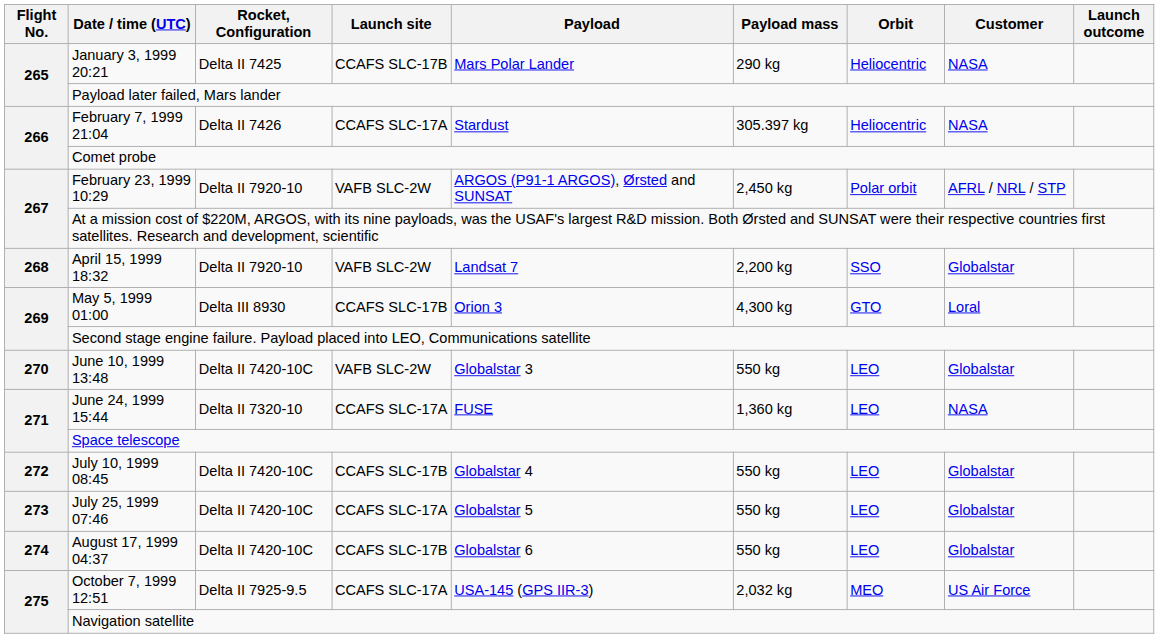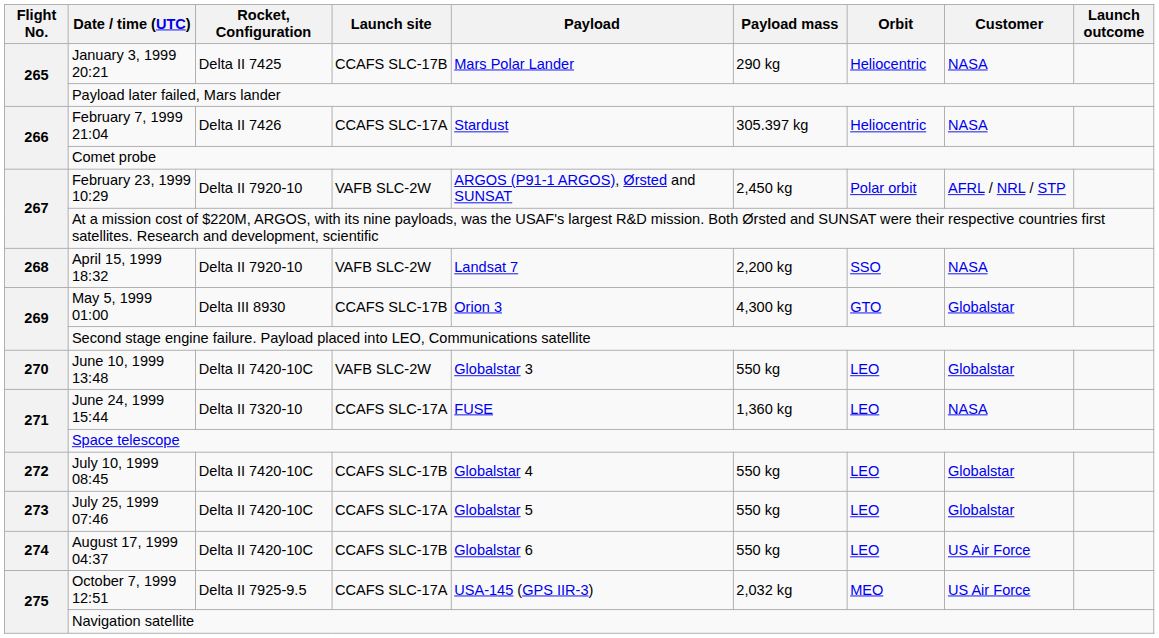(981, 267) Globalstar -> (968, 267) NASA
(964, 307) Loral -> (981, 307) Globalstar
(981, 550) Globalstar -> (989, 550) US Air Force
